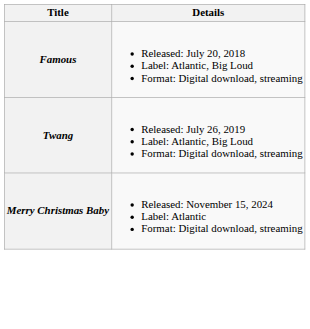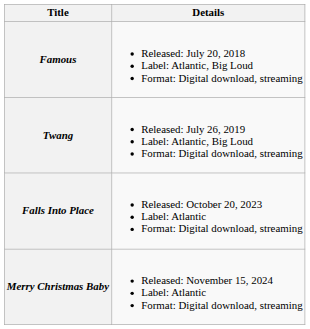+ row: (58, 211)
